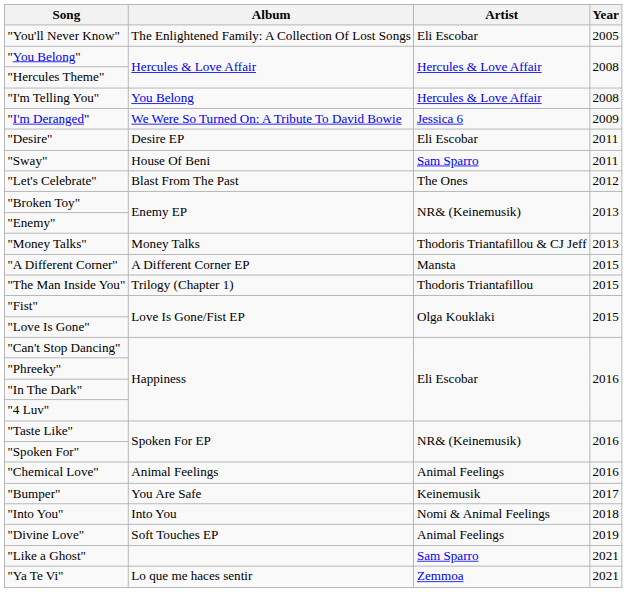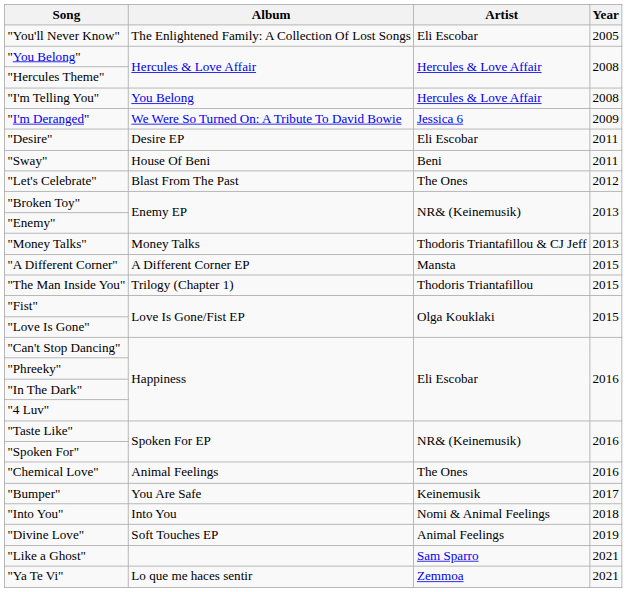(448, 160) Sam Sparro -> (429, 160) Beni
(460, 472) Animal Feelings -> (442, 472) The Ones
